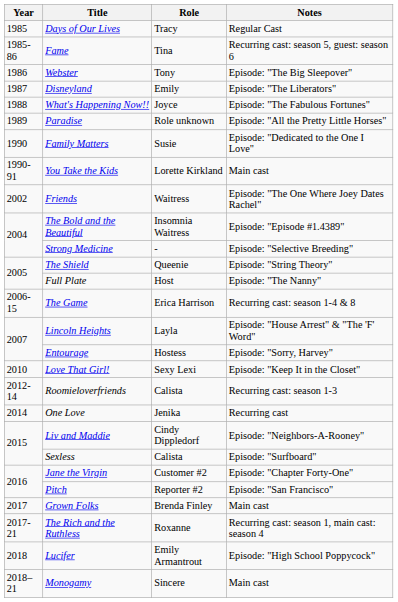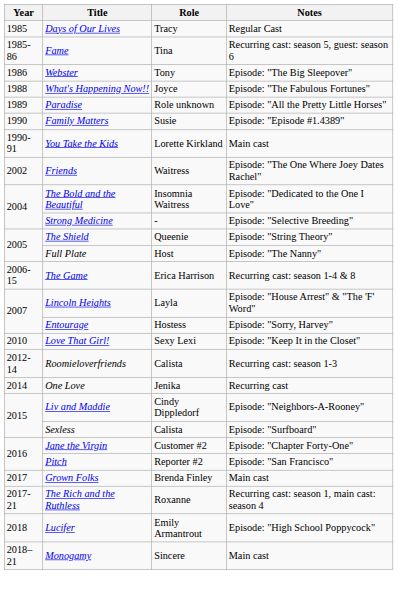- row: (68, 89)
(296, 143) Episode: "Dedicated to the One I Love" -> (287, 121) Episode: "Episode #1.4389"
(287, 226) Episode: "Episode #1.4389" -> (296, 199) Episode: "Dedicated to the One I Love"
